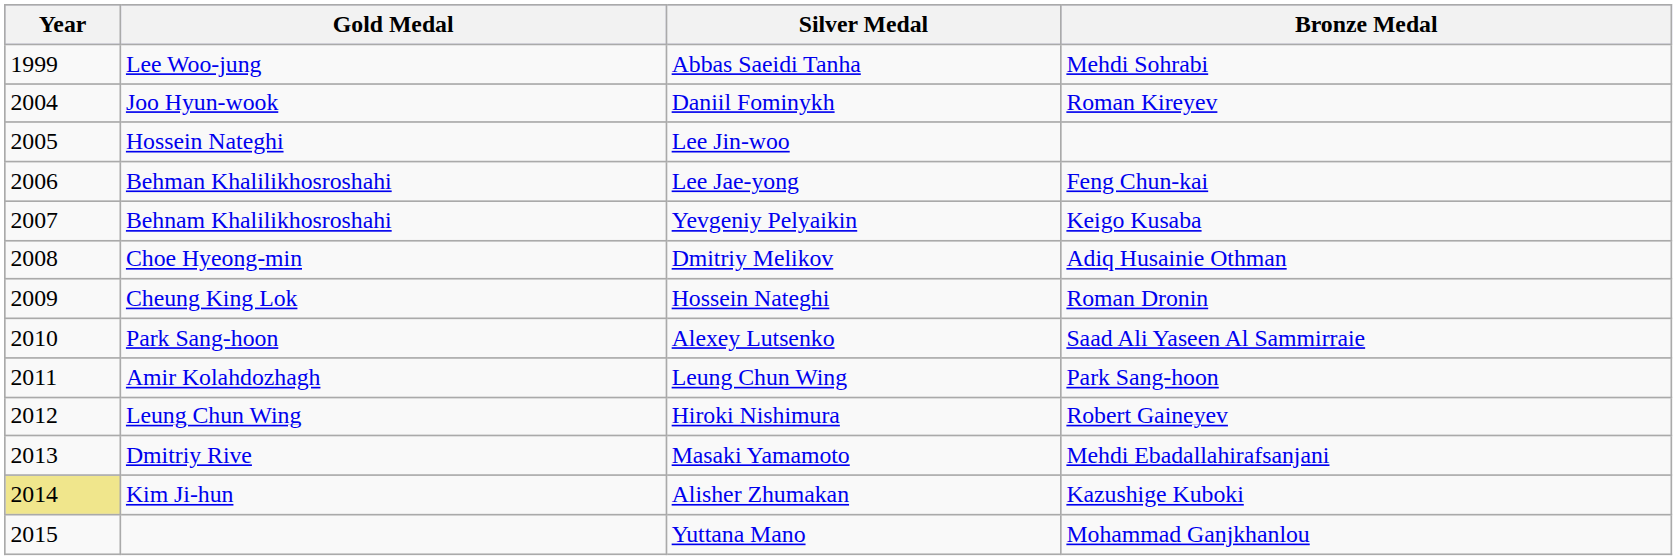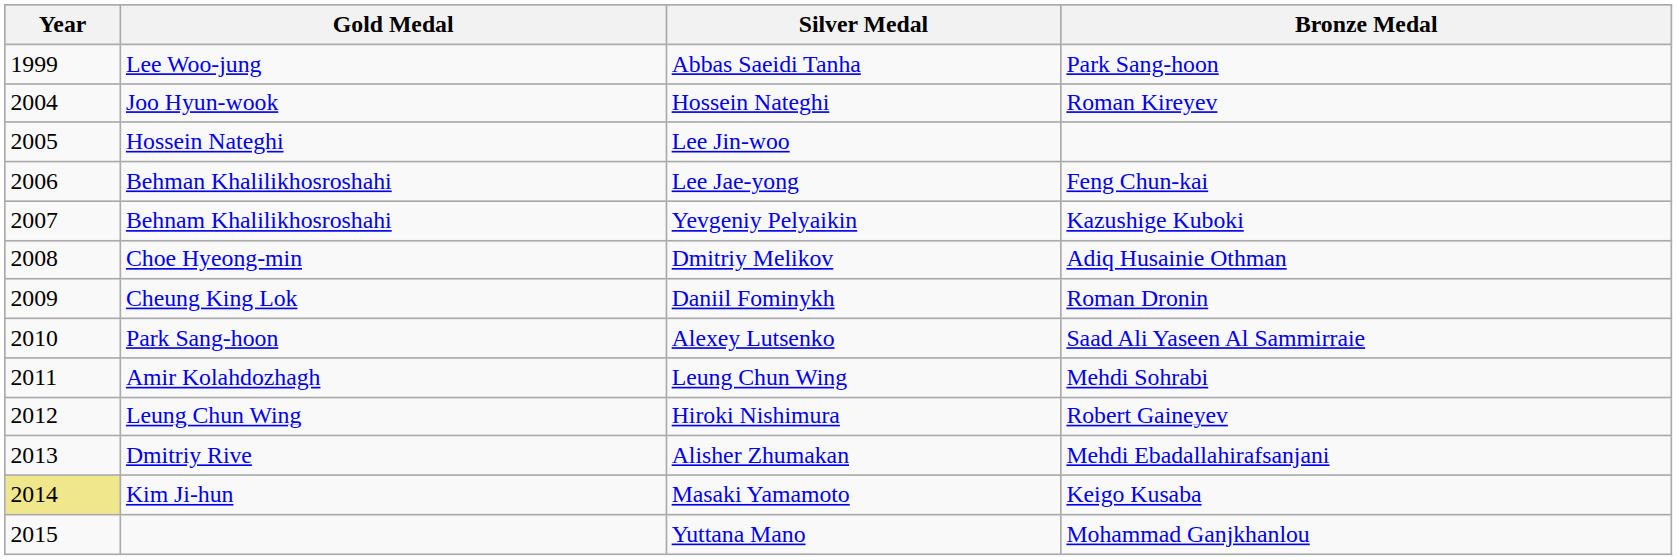(1137, 63) Mehdi Sohrabi -> (1143, 63) Park Sang-hoon
(753, 102) Daniil Fominykh -> (750, 102) Hossein Nateghi
(1134, 220) Keigo Kusaba -> (1155, 220) Kazushige Kuboki
(750, 298) Hossein Nateghi -> (753, 298) Daniil Fominykh
(1143, 377) Park Sang-hoon -> (1137, 377) Mehdi Sohrabi
(761, 455) Masaki Yamamoto -> (760, 455) Alisher Zhumakan
(760, 494) Alisher Zhumakan -> (761, 494) Masaki Yamamoto
(1155, 494) Kazushige Kuboki -> (1134, 494) Keigo Kusaba
